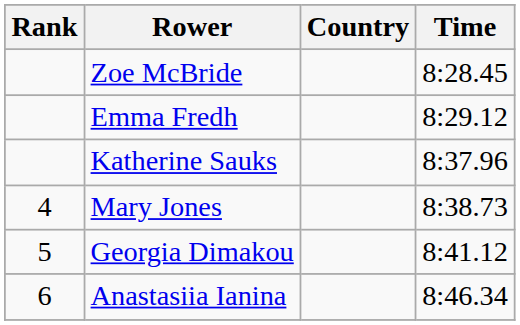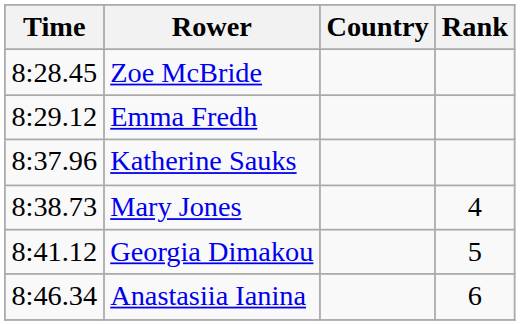columns swapped: (44, 26) <-> (465, 26)
